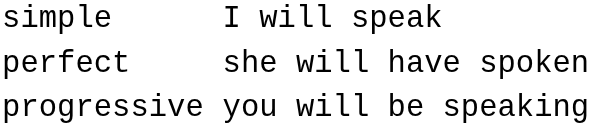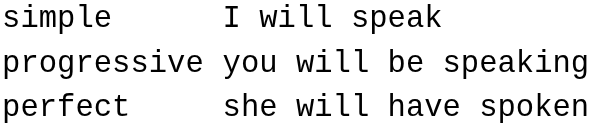rows swapped: (103, 108) <-> (66, 63)
